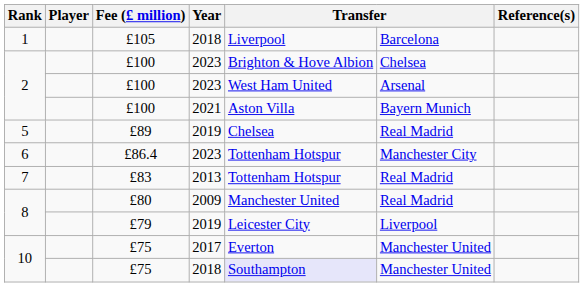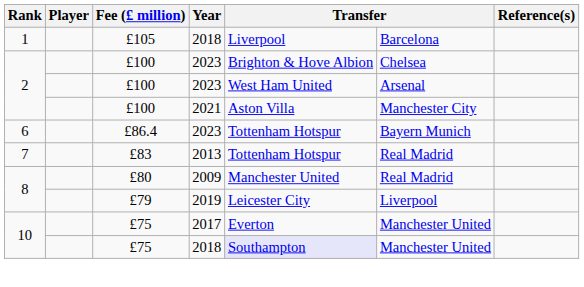(425, 108) Bayern Munich -> (428, 108) Manchester City
- row: (25, 131)
(428, 154) Manchester City -> (425, 131) Bayern Munich
